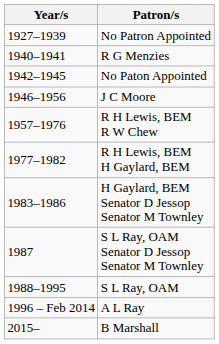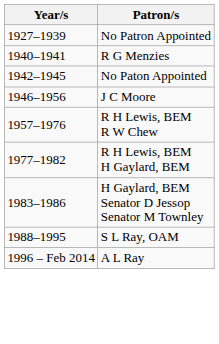- row: (152, 252)
- row: (130, 328)
